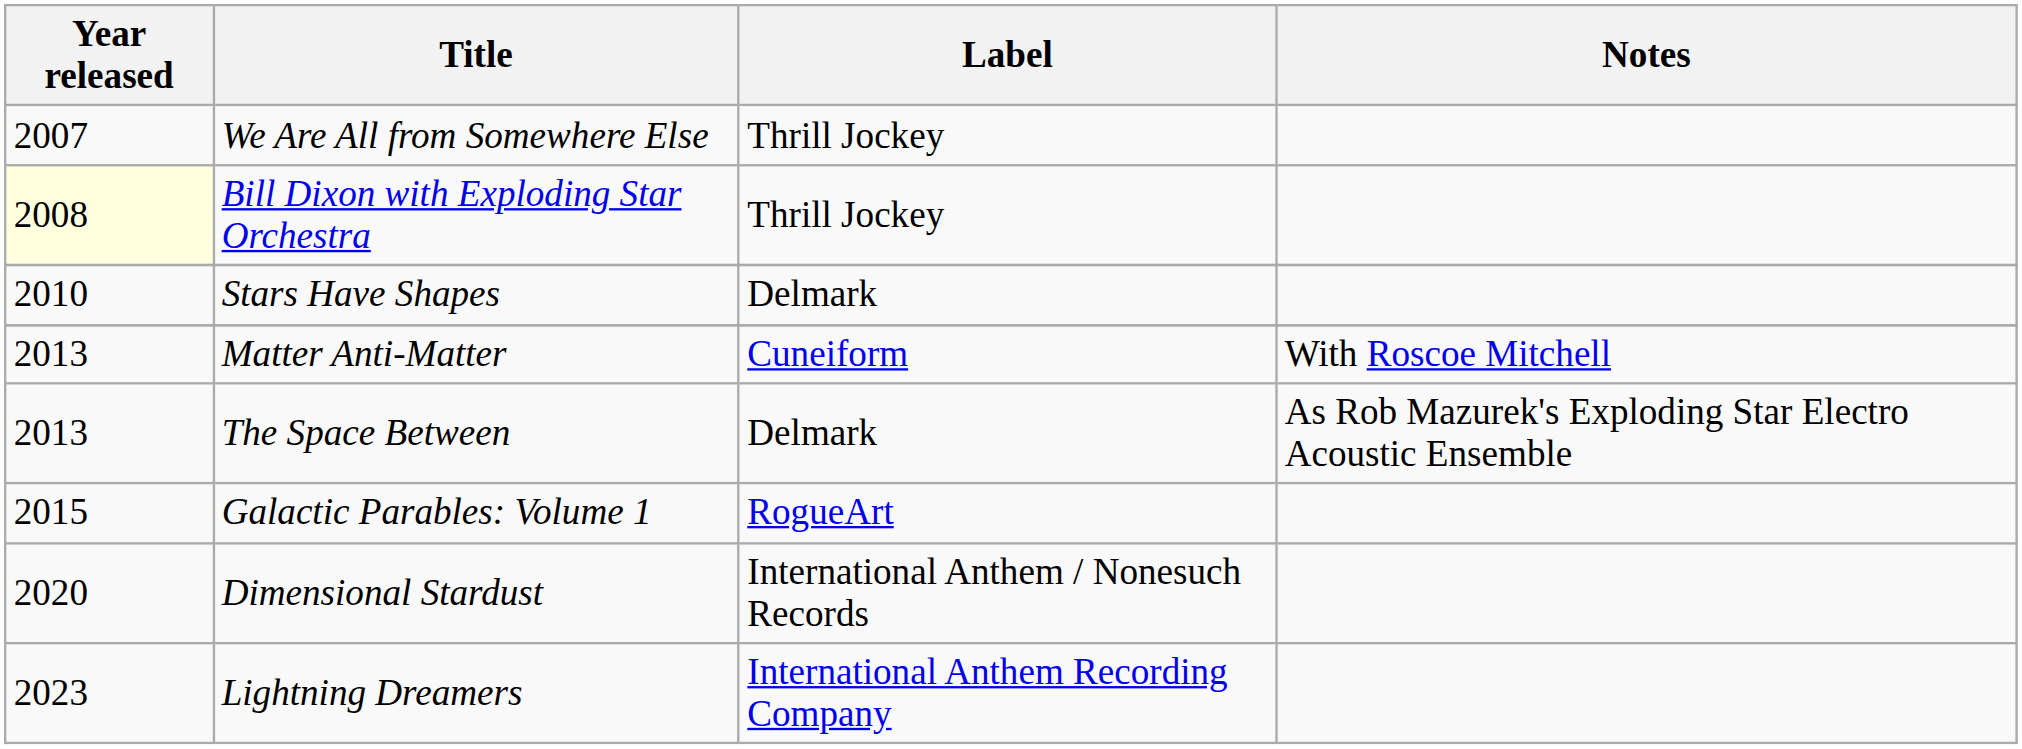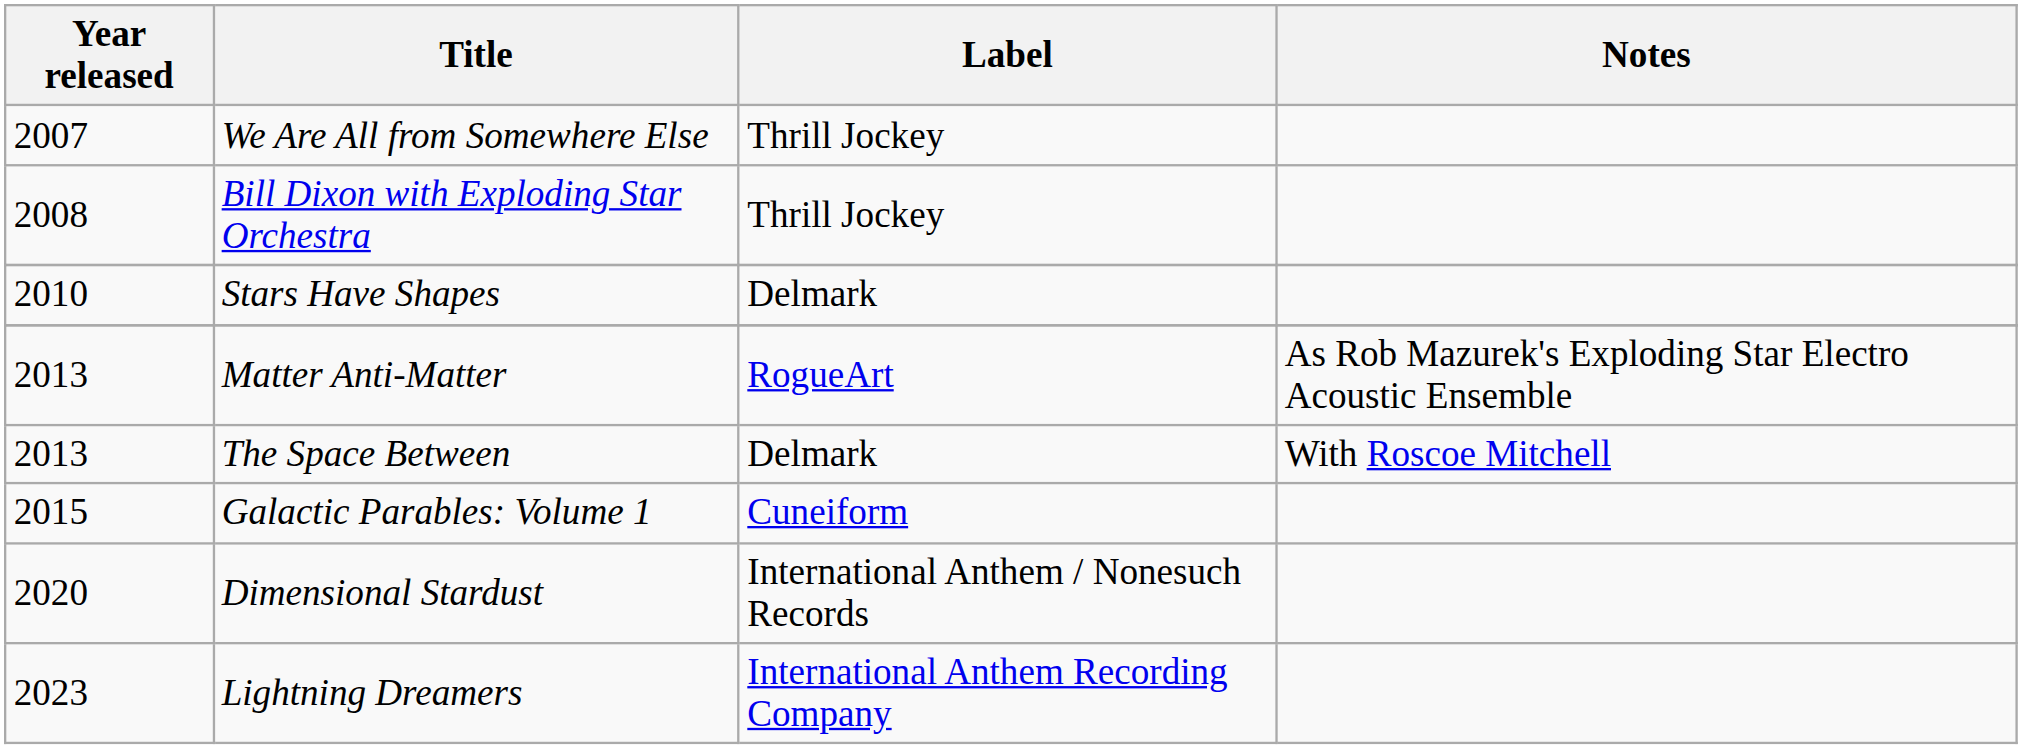(51, 214) lightyellow background -> (51, 214) no background
(828, 352) Cuneiform -> (821, 373) RogueArt
(1448, 352) With Roscoe Mitchell -> (1597, 373) As Rob Mazurek's Exploding Star Electro Acoustic Ensemble
(1597, 432) As Rob Mazurek's Exploding Star Electro Acoustic Ensemble -> (1448, 453) With Roscoe Mitchell
(821, 512) RogueArt -> (828, 512) Cuneiform
